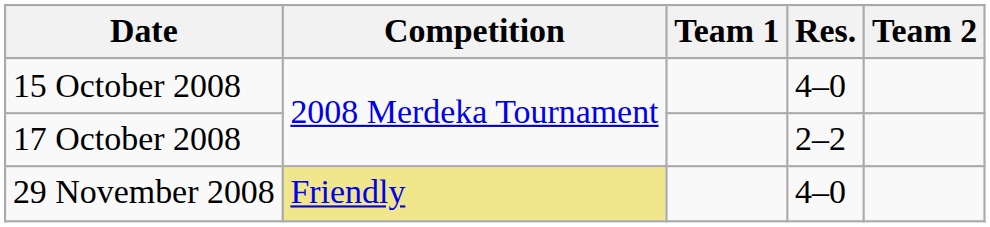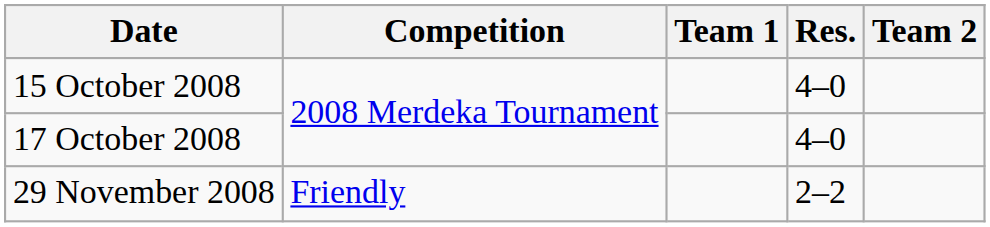(820, 138) 2–2 -> (820, 138) 4–0
(348, 192) khaki background -> (348, 192) no background
(820, 192) 4–0 -> (820, 192) 2–2
